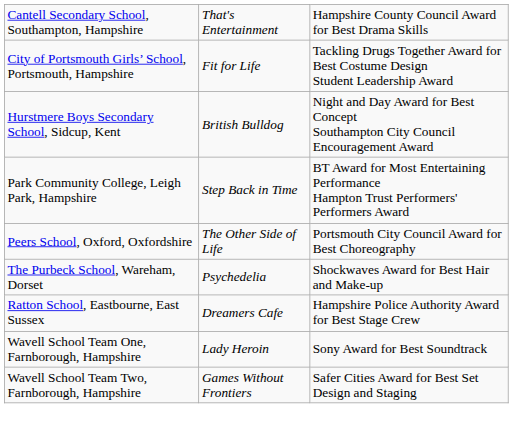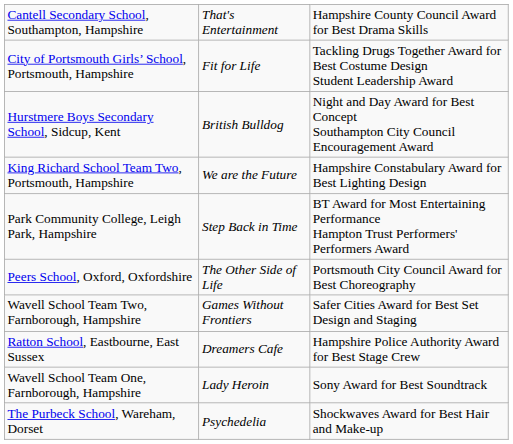+ row: (95, 175)
rows swapped: (91, 277) <-> (77, 385)
